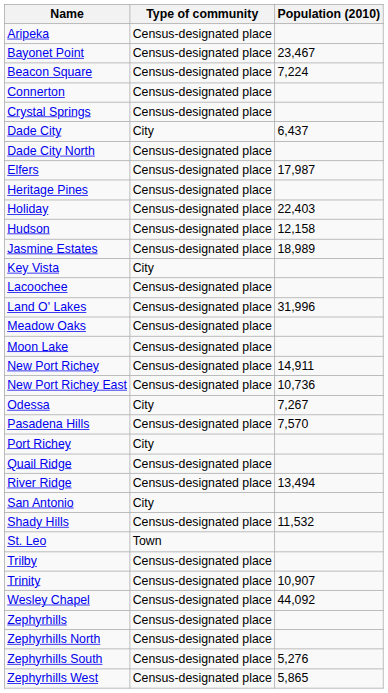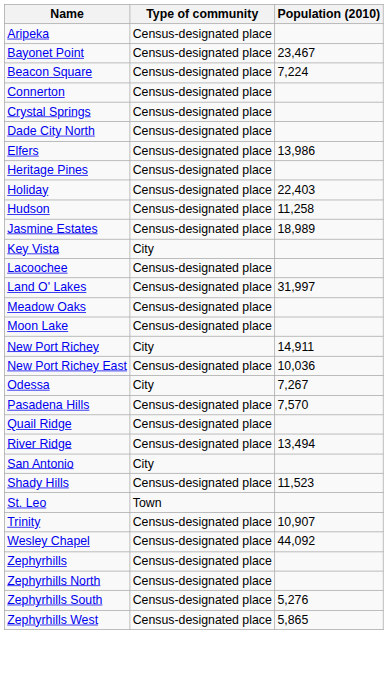- row: (34, 131)
(296, 170) 17,987 -> (296, 151) 13,986
(296, 229) 12,158 -> (296, 209) 11,258
(296, 307) 31,996 -> (296, 287) 31,997
(202, 365) Census-designated place -> (143, 346) City
(296, 385) 10,736 -> (296, 365) 10,036
- row: (39, 444)
(296, 522) 11,532 -> (296, 483) 11,523
- row: (22, 561)
